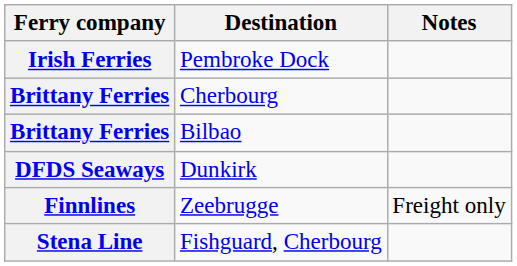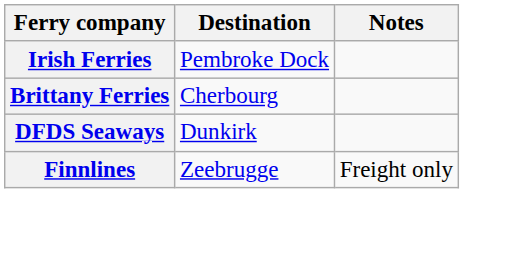- row: (211, 132)
- row: (281, 242)
